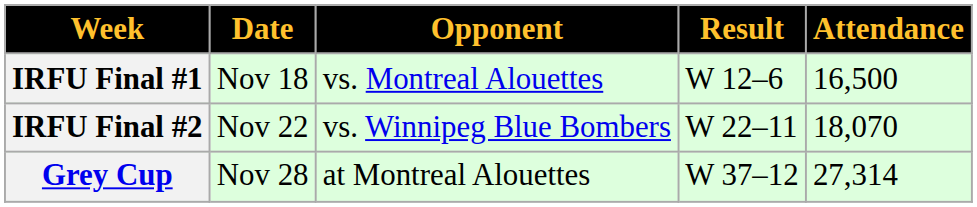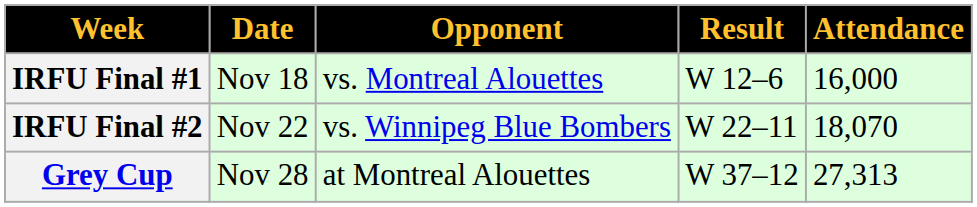(855, 77) 16,500 -> (855, 77) 16,000
(855, 175) 27,314 -> (855, 175) 27,313
